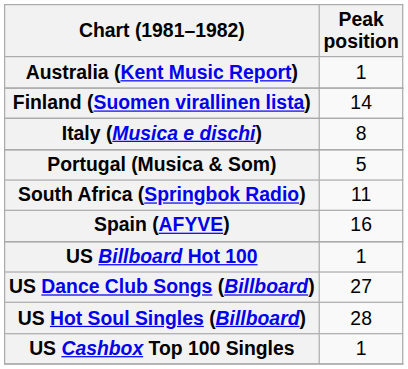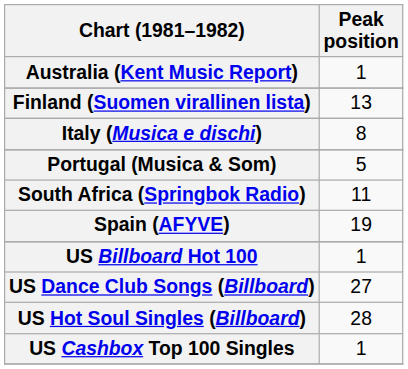(361, 103) 14 -> (361, 103) 13
(361, 225) 16 -> (361, 225) 19
